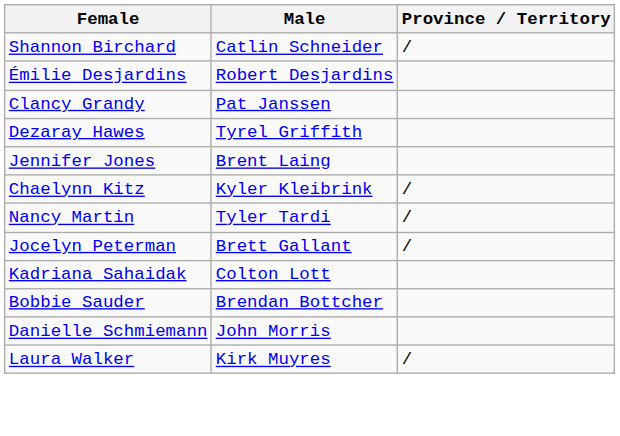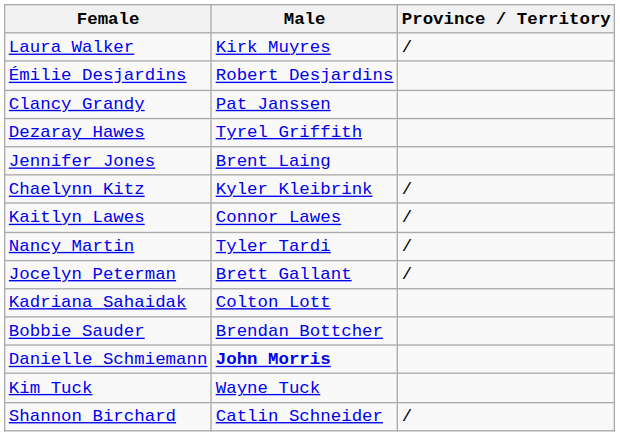rows swapped: (92, 47) <-> (72, 360)
+ row: (77, 218)
(273, 331) normal -> (273, 360) bold
+ row: (51, 388)
